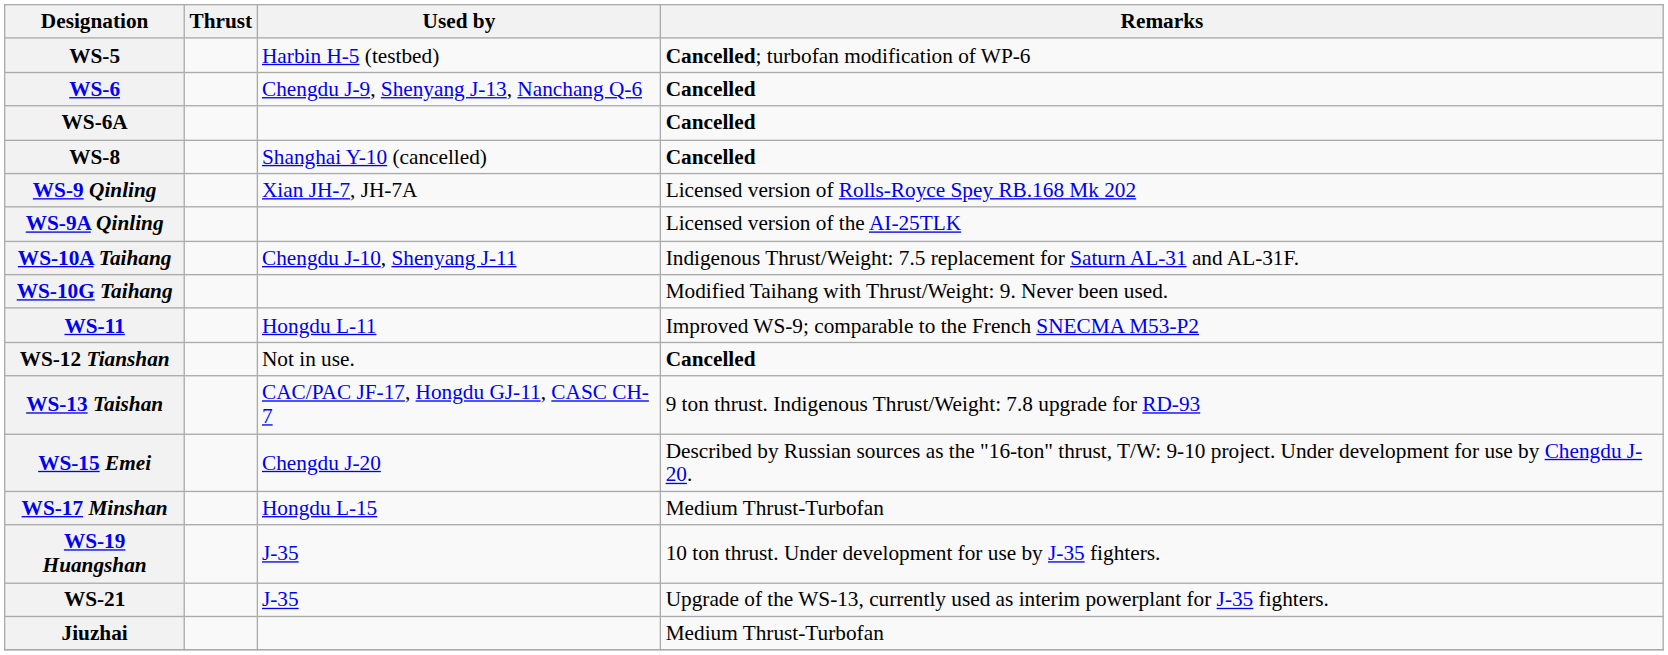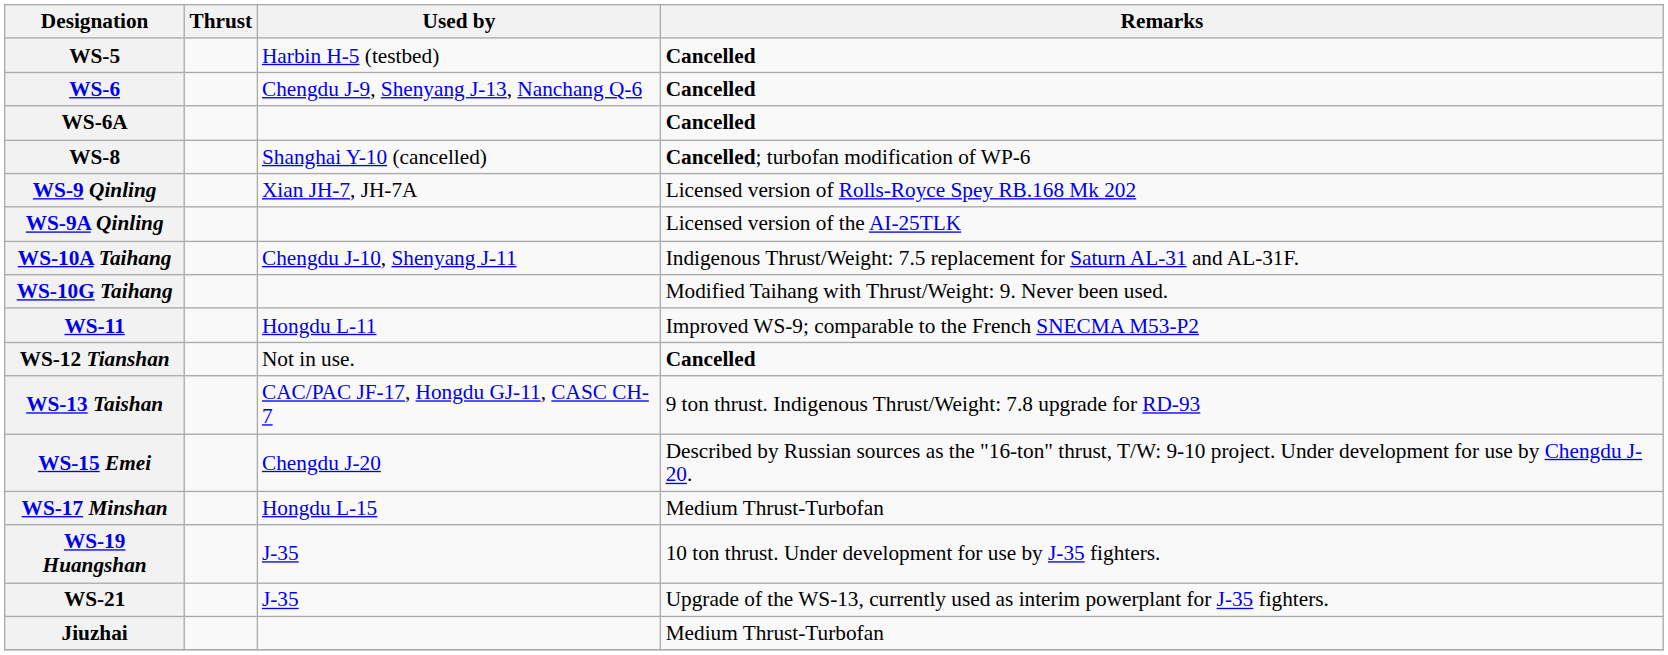(848, 55) Cancelled; turbofan modification of WP-6 -> (711, 55) Cancelled
(711, 156) Cancelled -> (848, 156) Cancelled; turbofan modification of WP-6
